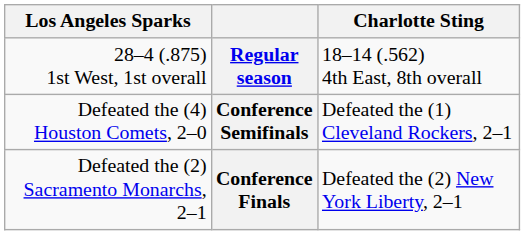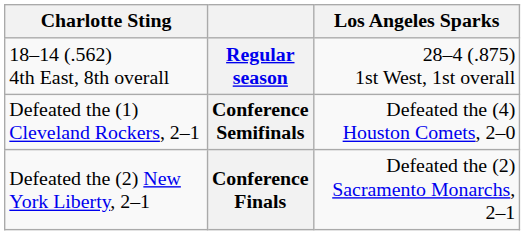columns swapped: (108, 21) <-> (419, 21)
